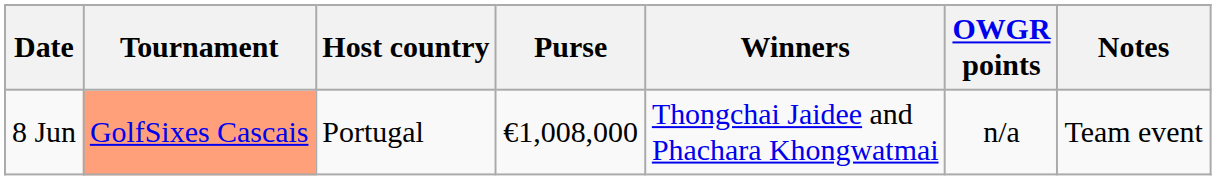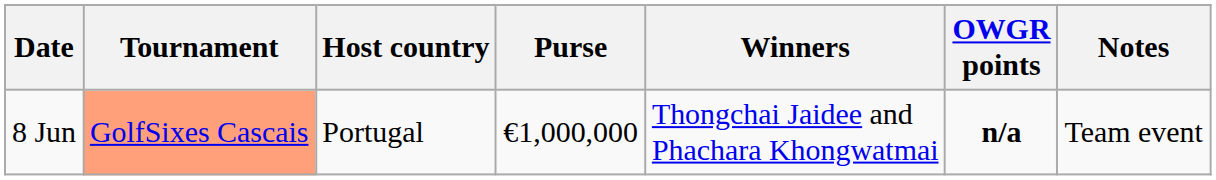(571, 131) €1,008,000 -> (571, 131) €1,000,000
(1001, 131) normal -> (1001, 131) bold
